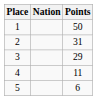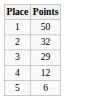- column: (47, 12)
(78, 42) 31 -> (46, 42) 32
(78, 73) 11 -> (46, 73) 12
